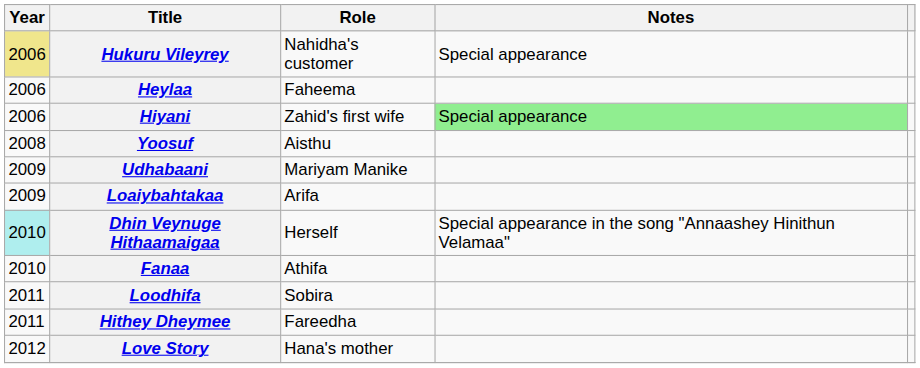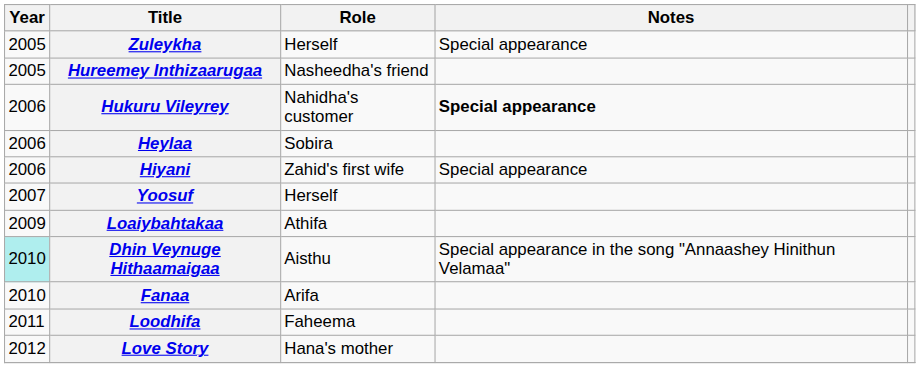+ row: (165, 44)
+ row: (165, 71)
(27, 53) khaki background -> (27, 107) no background
(513, 53) normal -> (517, 107) bold
(320, 90) Faheema -> (309, 143) Sobira
(513, 116) lightgreen background -> (513, 169) no background
(27, 143) 2008 -> (27, 196) 2007
(308, 143) Aisthu -> (311, 196) Herself
- row: (165, 169)
(302, 196) Arifa -> (306, 223) Athifa
(311, 232) Herself -> (308, 259) Aisthu
(306, 268) Athifa -> (302, 295) Arifa
(309, 295) Sobira -> (320, 322) Faheema
- row: (165, 322)
